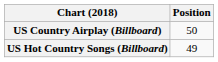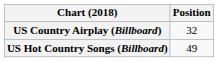(192, 30) 50 -> (192, 30) 32
